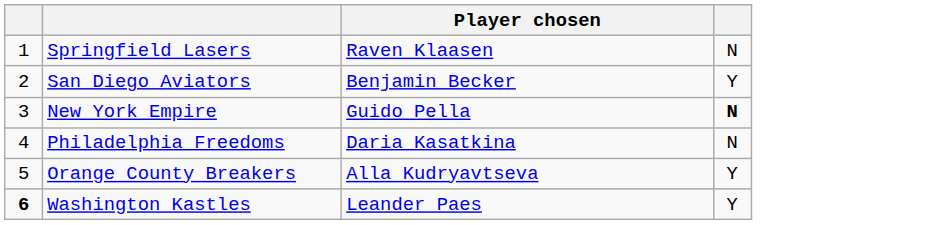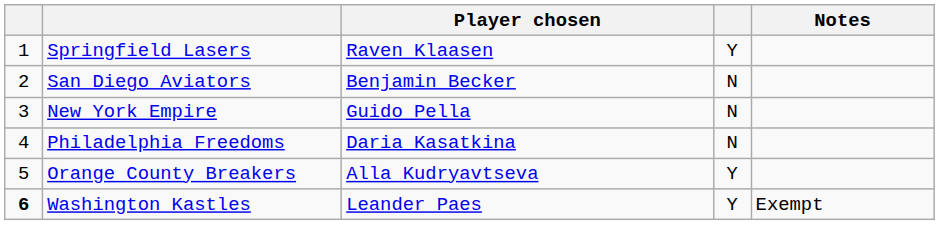+ column: (843, 20)
(732, 51) N -> (732, 51) Y
(732, 82) Y -> (732, 82) N
(732, 112) bold -> (732, 112) normal
